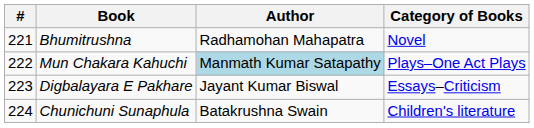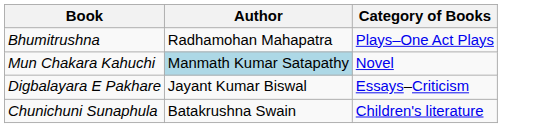- column: (20, 16)
(406, 39) Novel -> (425, 39) Plays–One Act Plays
(457, 63) Plays–One Act Plays -> (375, 63) Novel
